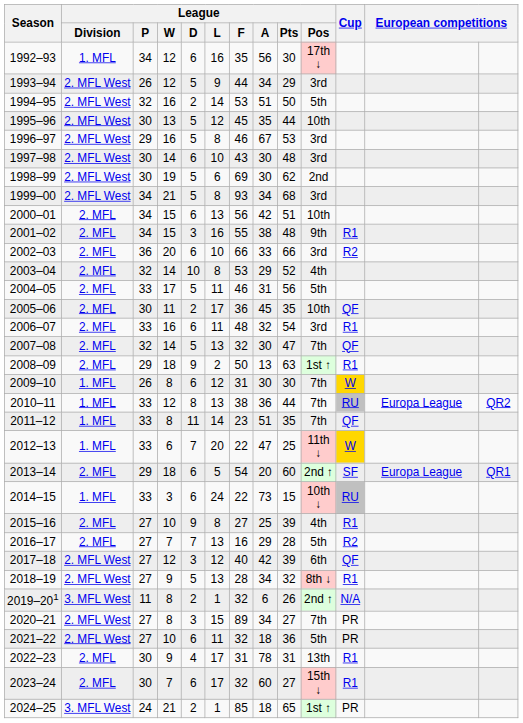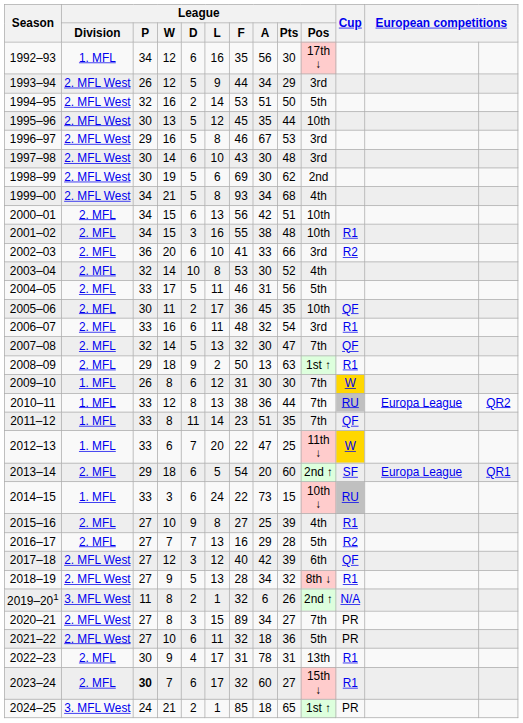(319, 196) 3rd -> (319, 196) 4th
(319, 233) 9th -> (319, 233) 10th
(241, 252) 66 -> (241, 252) 41
(265, 271) 29 -> (265, 271) 30
(145, 683) normal -> (145, 683) bold
